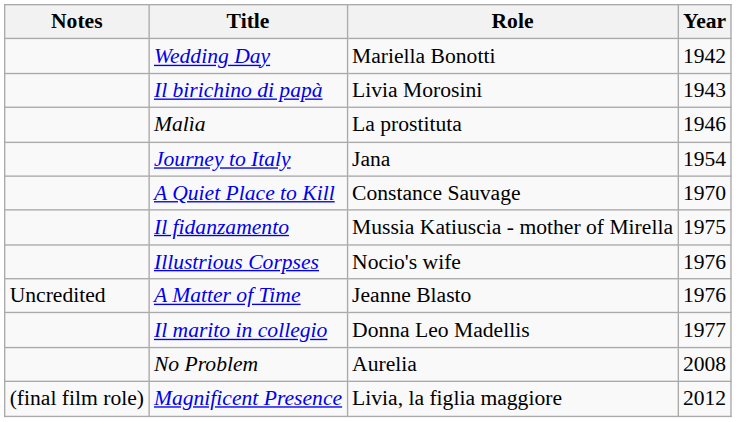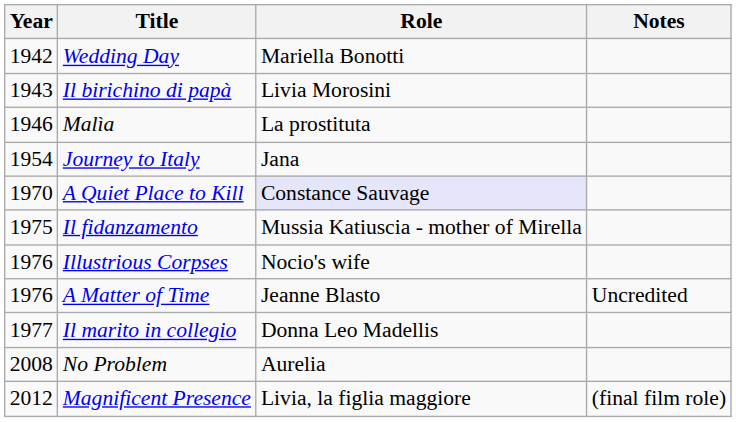columns swapped: (705, 21) <-> (77, 21)
(436, 192) no background -> (345, 192) lavender background
